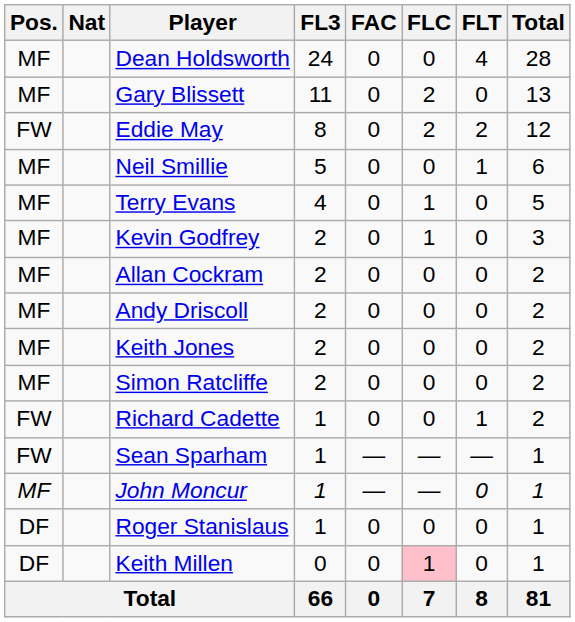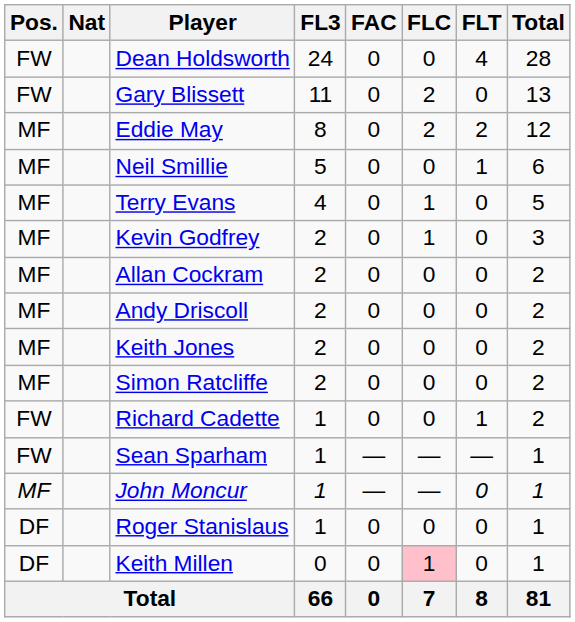(34, 58) MF -> (34, 58) FW
(34, 94) MF -> (34, 94) FW
(34, 130) FW -> (34, 130) MF
